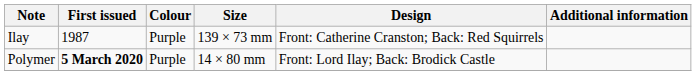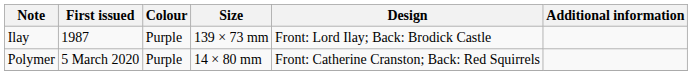(411, 37) Front: Catherine Cranston; Back: Red Squirrels -> (383, 37) Front: Lord Ilay; Back: Brodick Castle
(102, 59) bold -> (100, 59) normal
(387, 59) Front: Lord Ilay; Back: Brodick Castle -> (408, 59) Front: Catherine Cranston; Back: Red Squirrels
